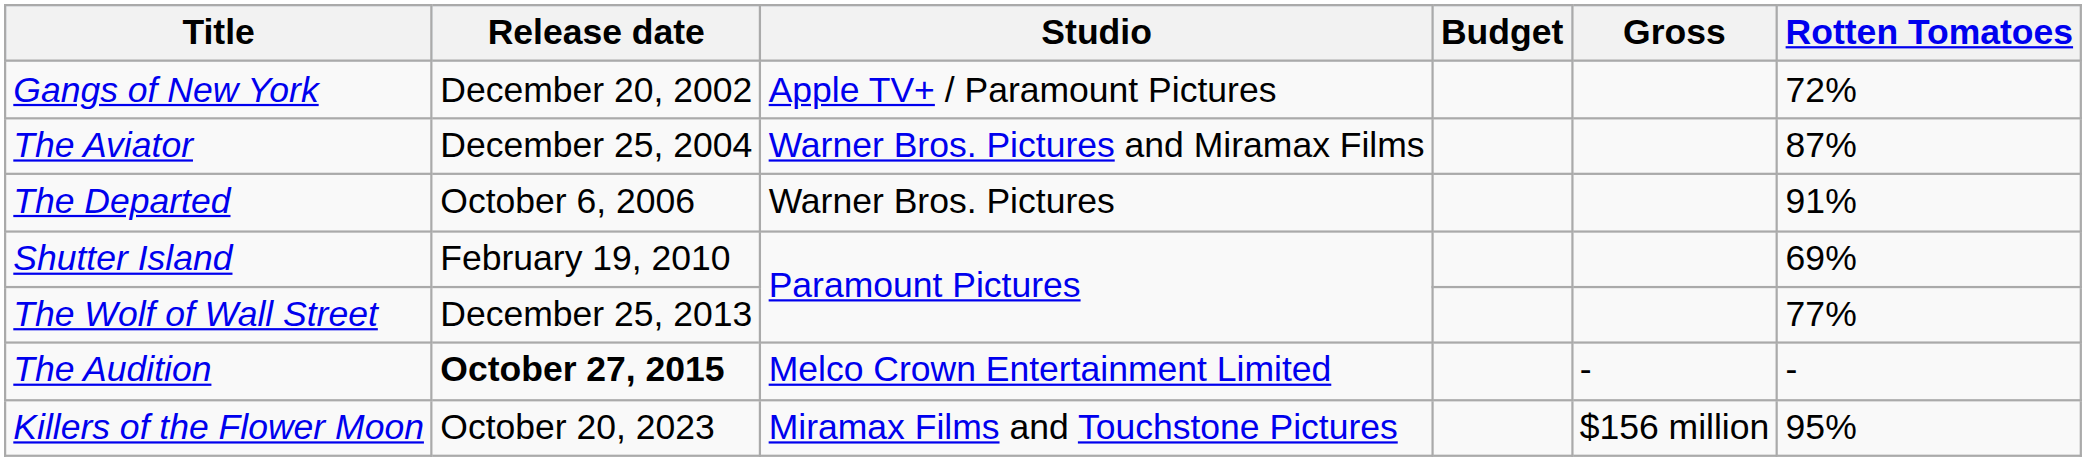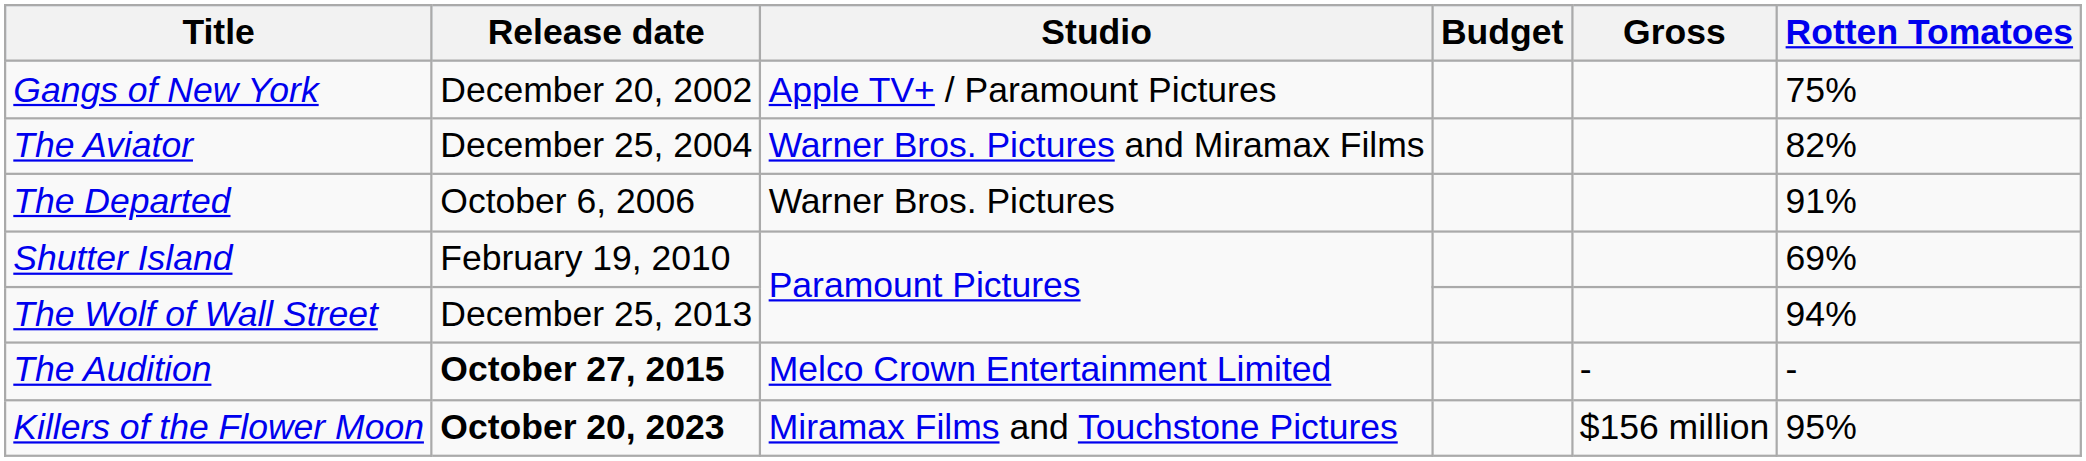(1821, 88) 72% -> (1821, 88) 75%
(1821, 145) 87% -> (1821, 145) 82%
(1821, 314) 77% -> (1821, 314) 94%
(578, 426) normal -> (582, 426) bold
